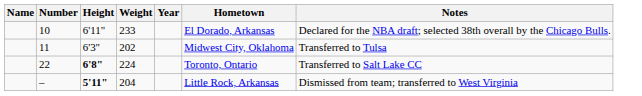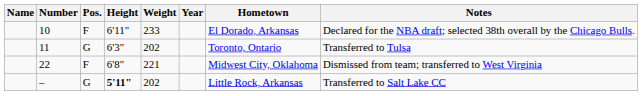+ column: (92, 13)
(239, 47) Midwest City, Oklahoma -> (245, 47) Toronto, Ontario
(93, 64) bold -> (115, 64) normal
(127, 64) 224 -> (151, 64) 221
(221, 64) Toronto, Ontario -> (263, 64) Midwest City, Oklahoma
(360, 64) Transferred to Salt Lake CC -> (432, 64) Dismissed from team; transferred to West Virginia
(127, 82) 204 -> (151, 82) 202
(408, 82) Dismissed from team; transferred to West Virginia -> (384, 82) Transferred to Salt Lake CC
